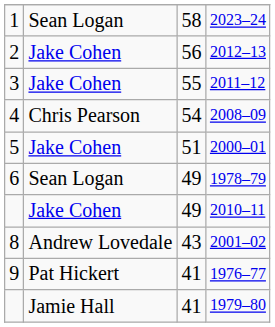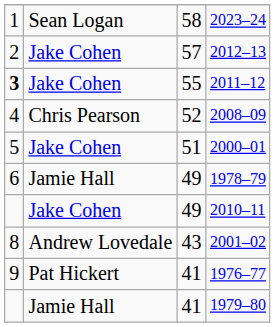(192, 52) 56 -> (192, 52) 57
(14, 83) normal -> (14, 83) bold
(192, 115) 54 -> (192, 115) 52
(76, 178) Sean Logan -> (72, 178) Jamie Hall
